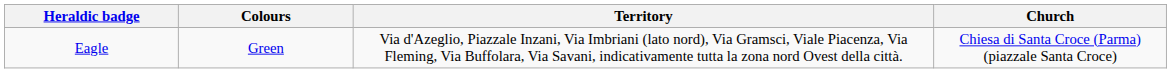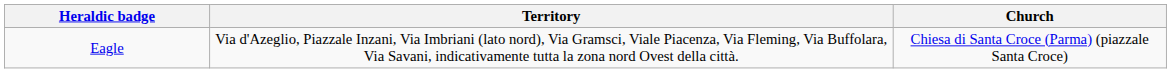- column: (266, 16)
